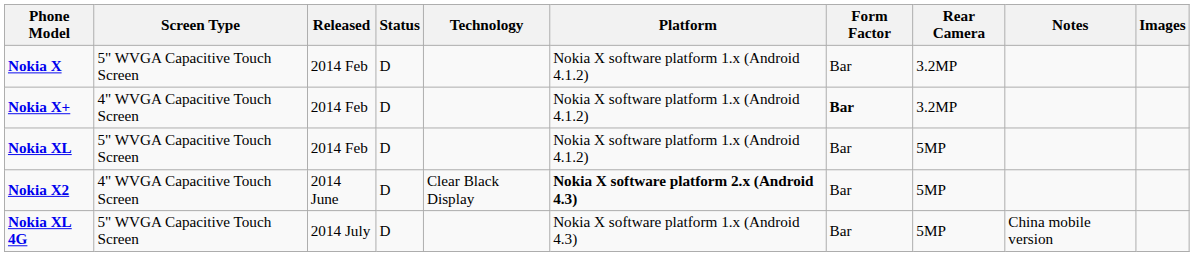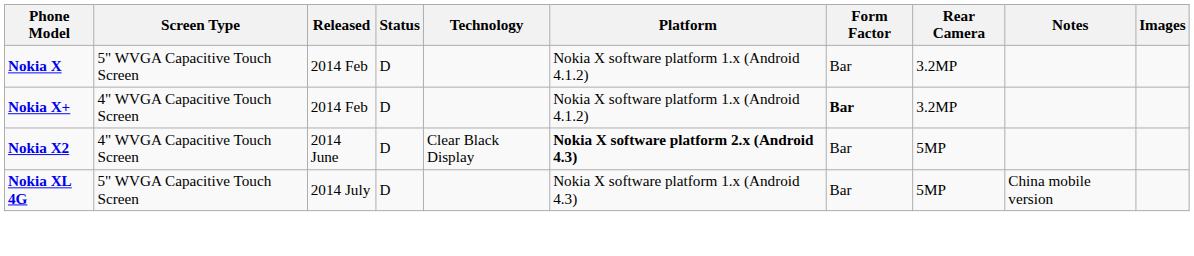- row: (40, 148)
